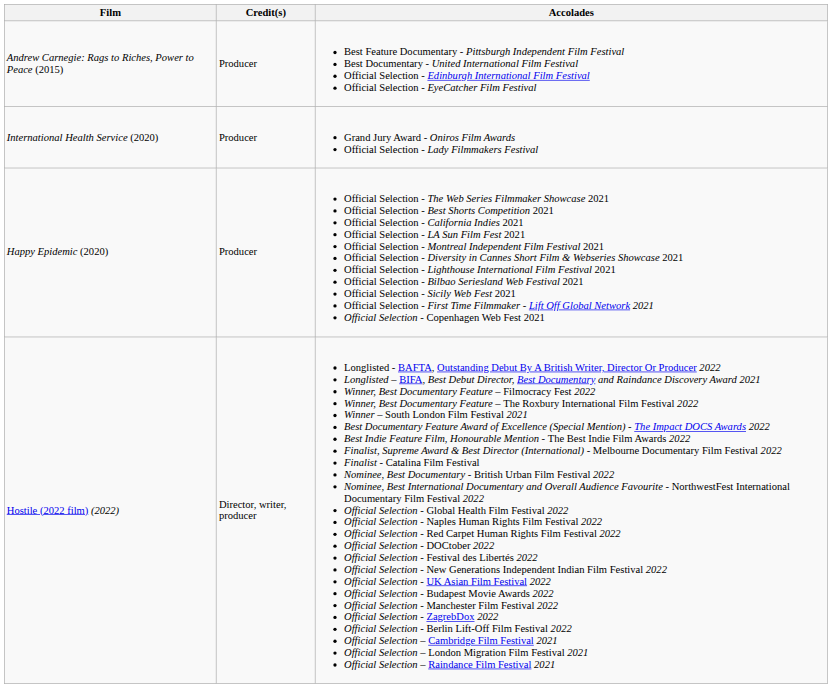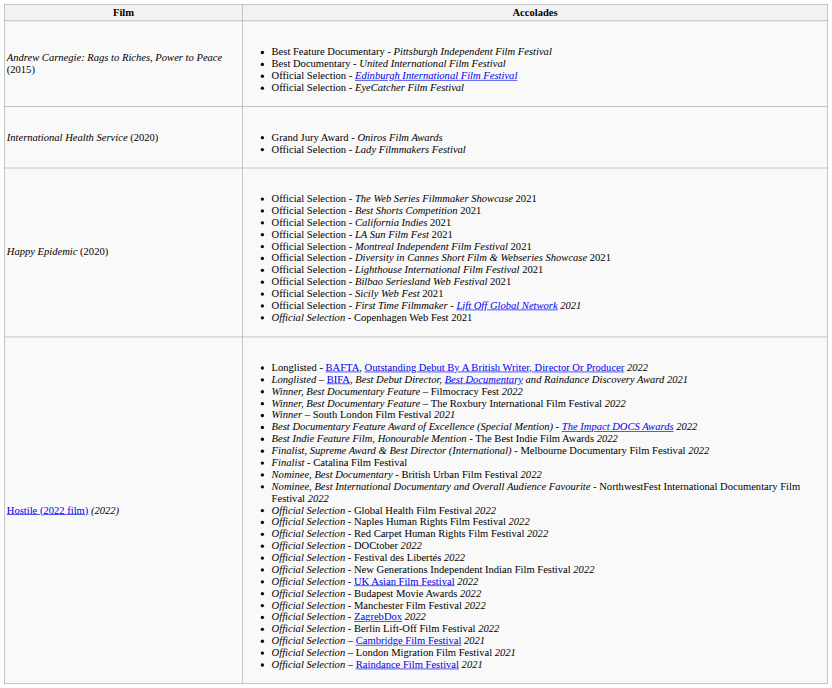- column: (266, 12)
